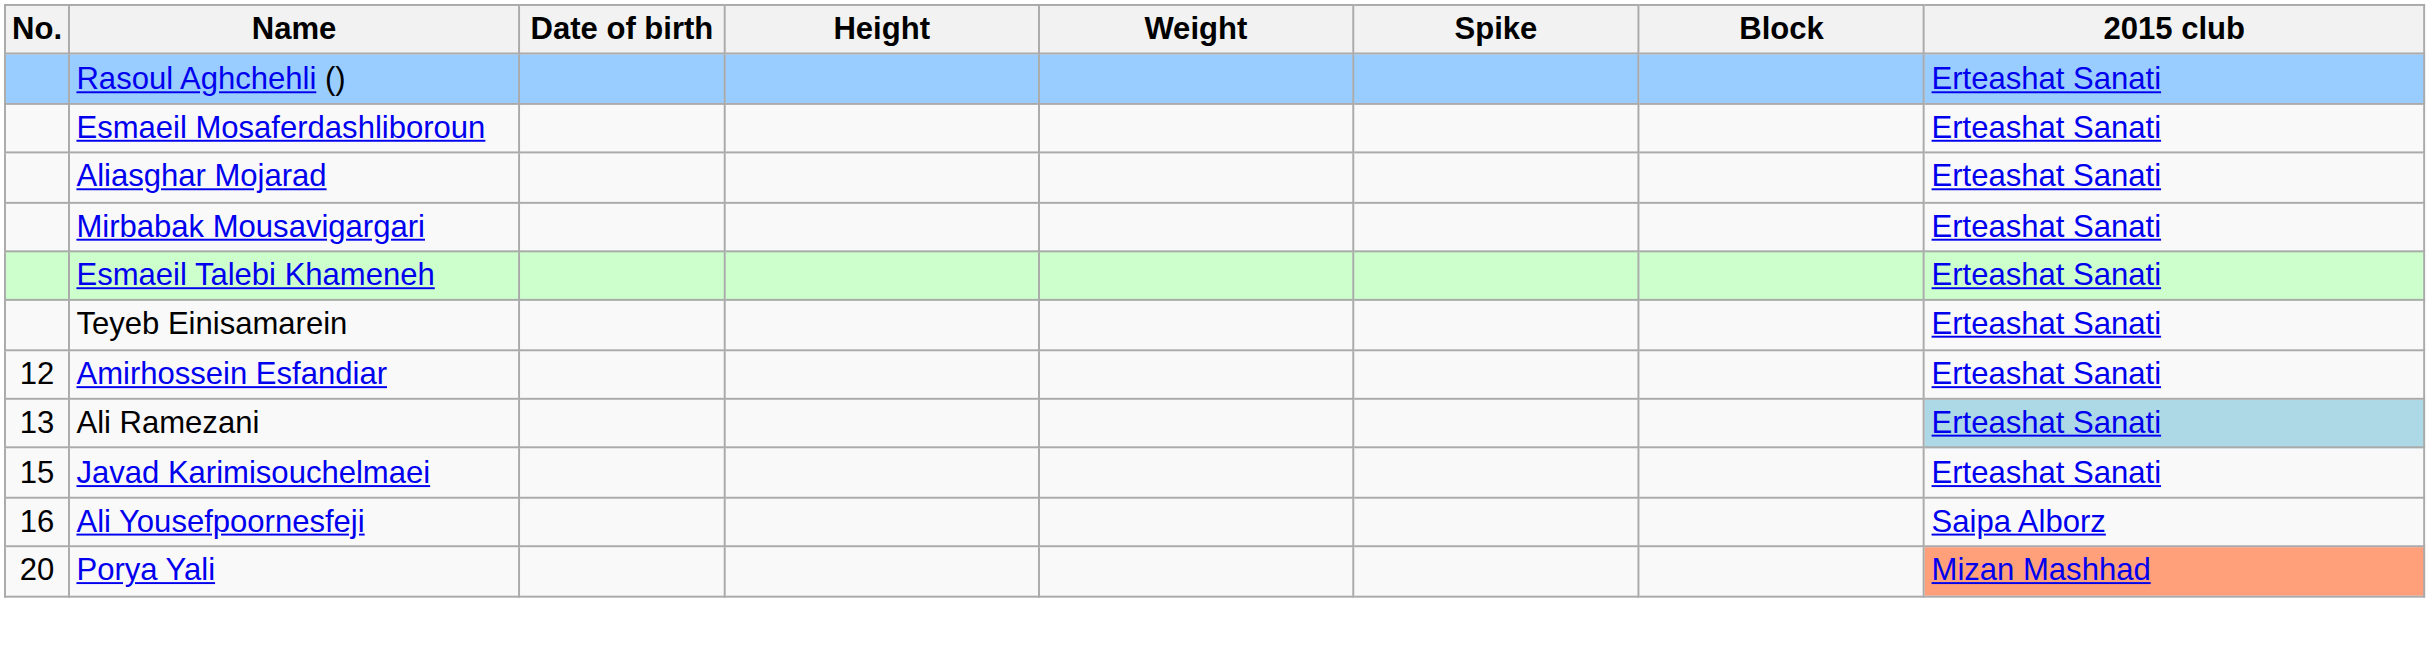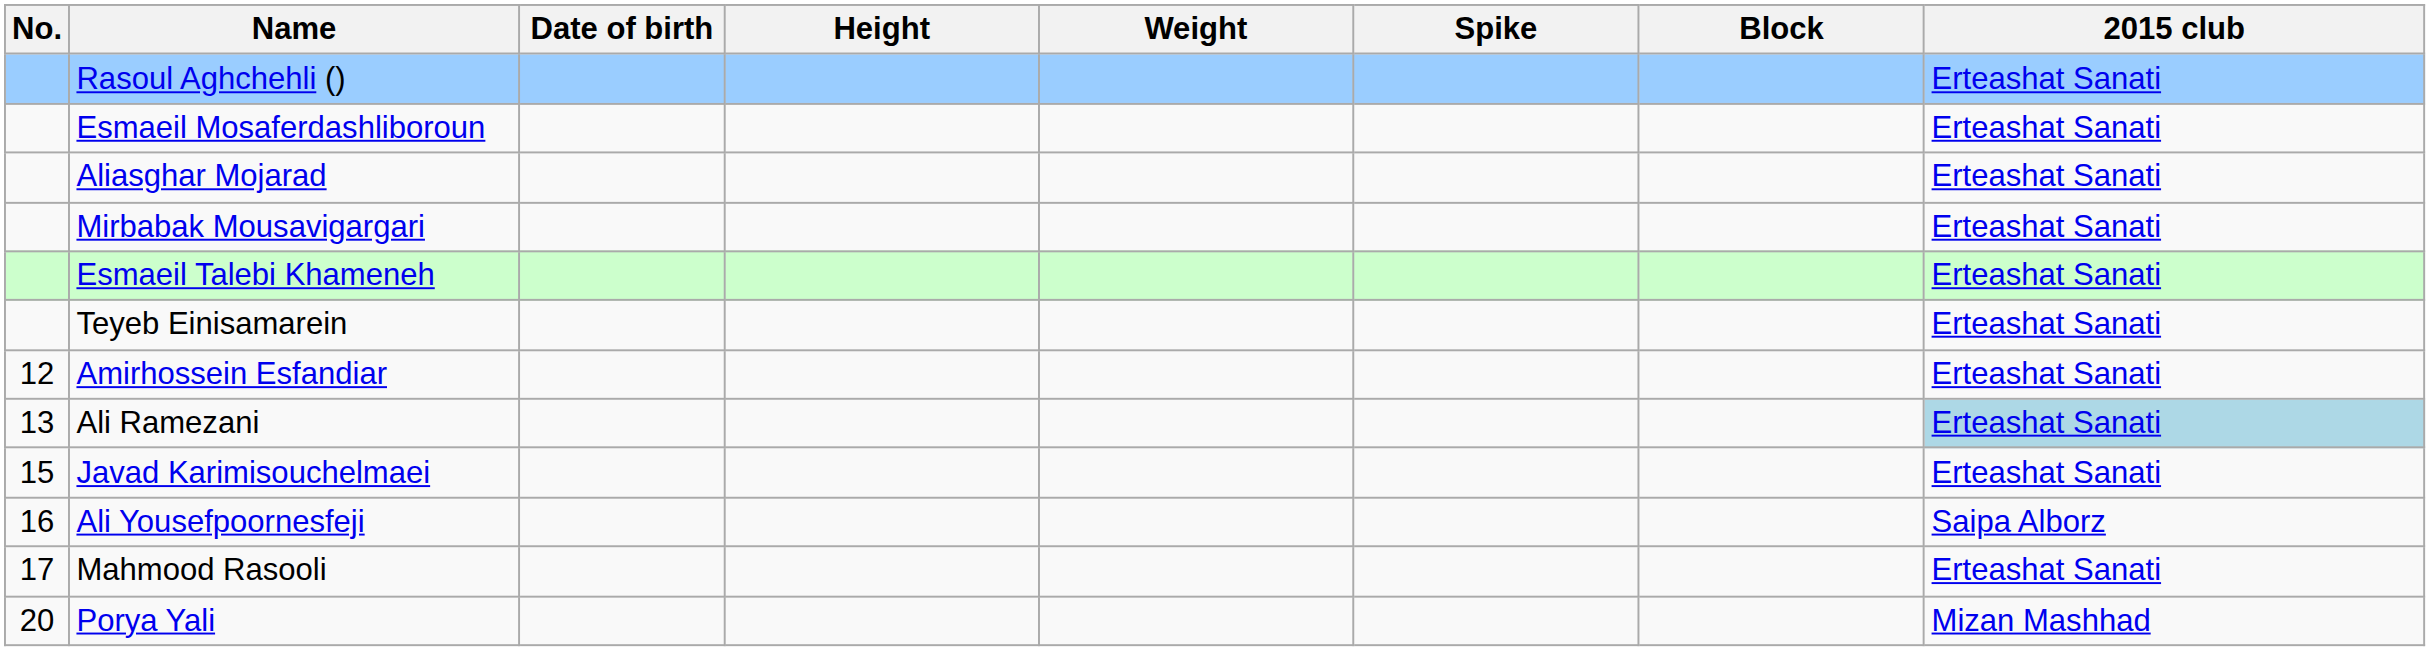+ row: (202, 570)
(2041, 570) lightsalmon background -> (2041, 619) no background
